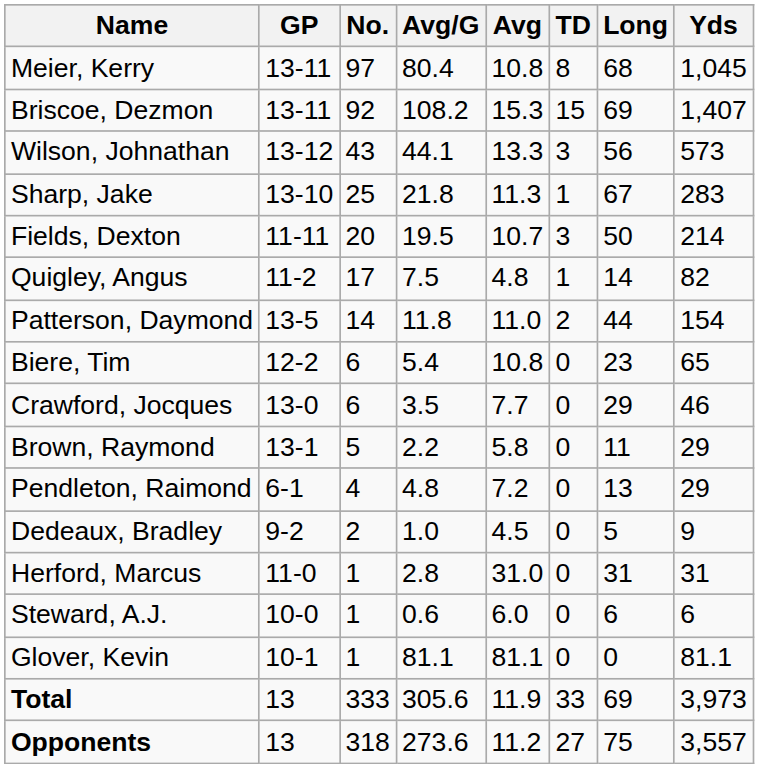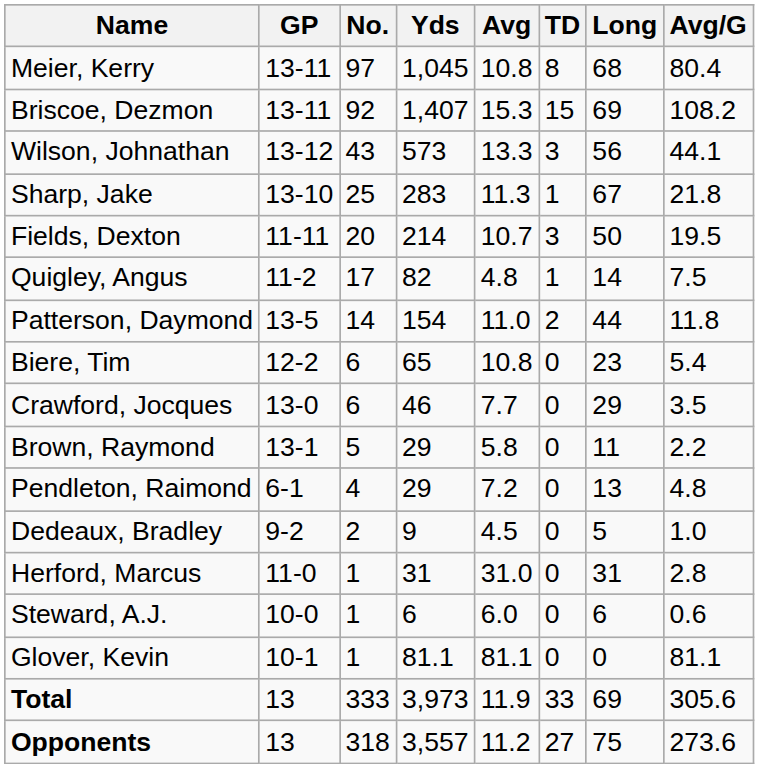columns swapped: (713, 25) <-> (441, 25)
